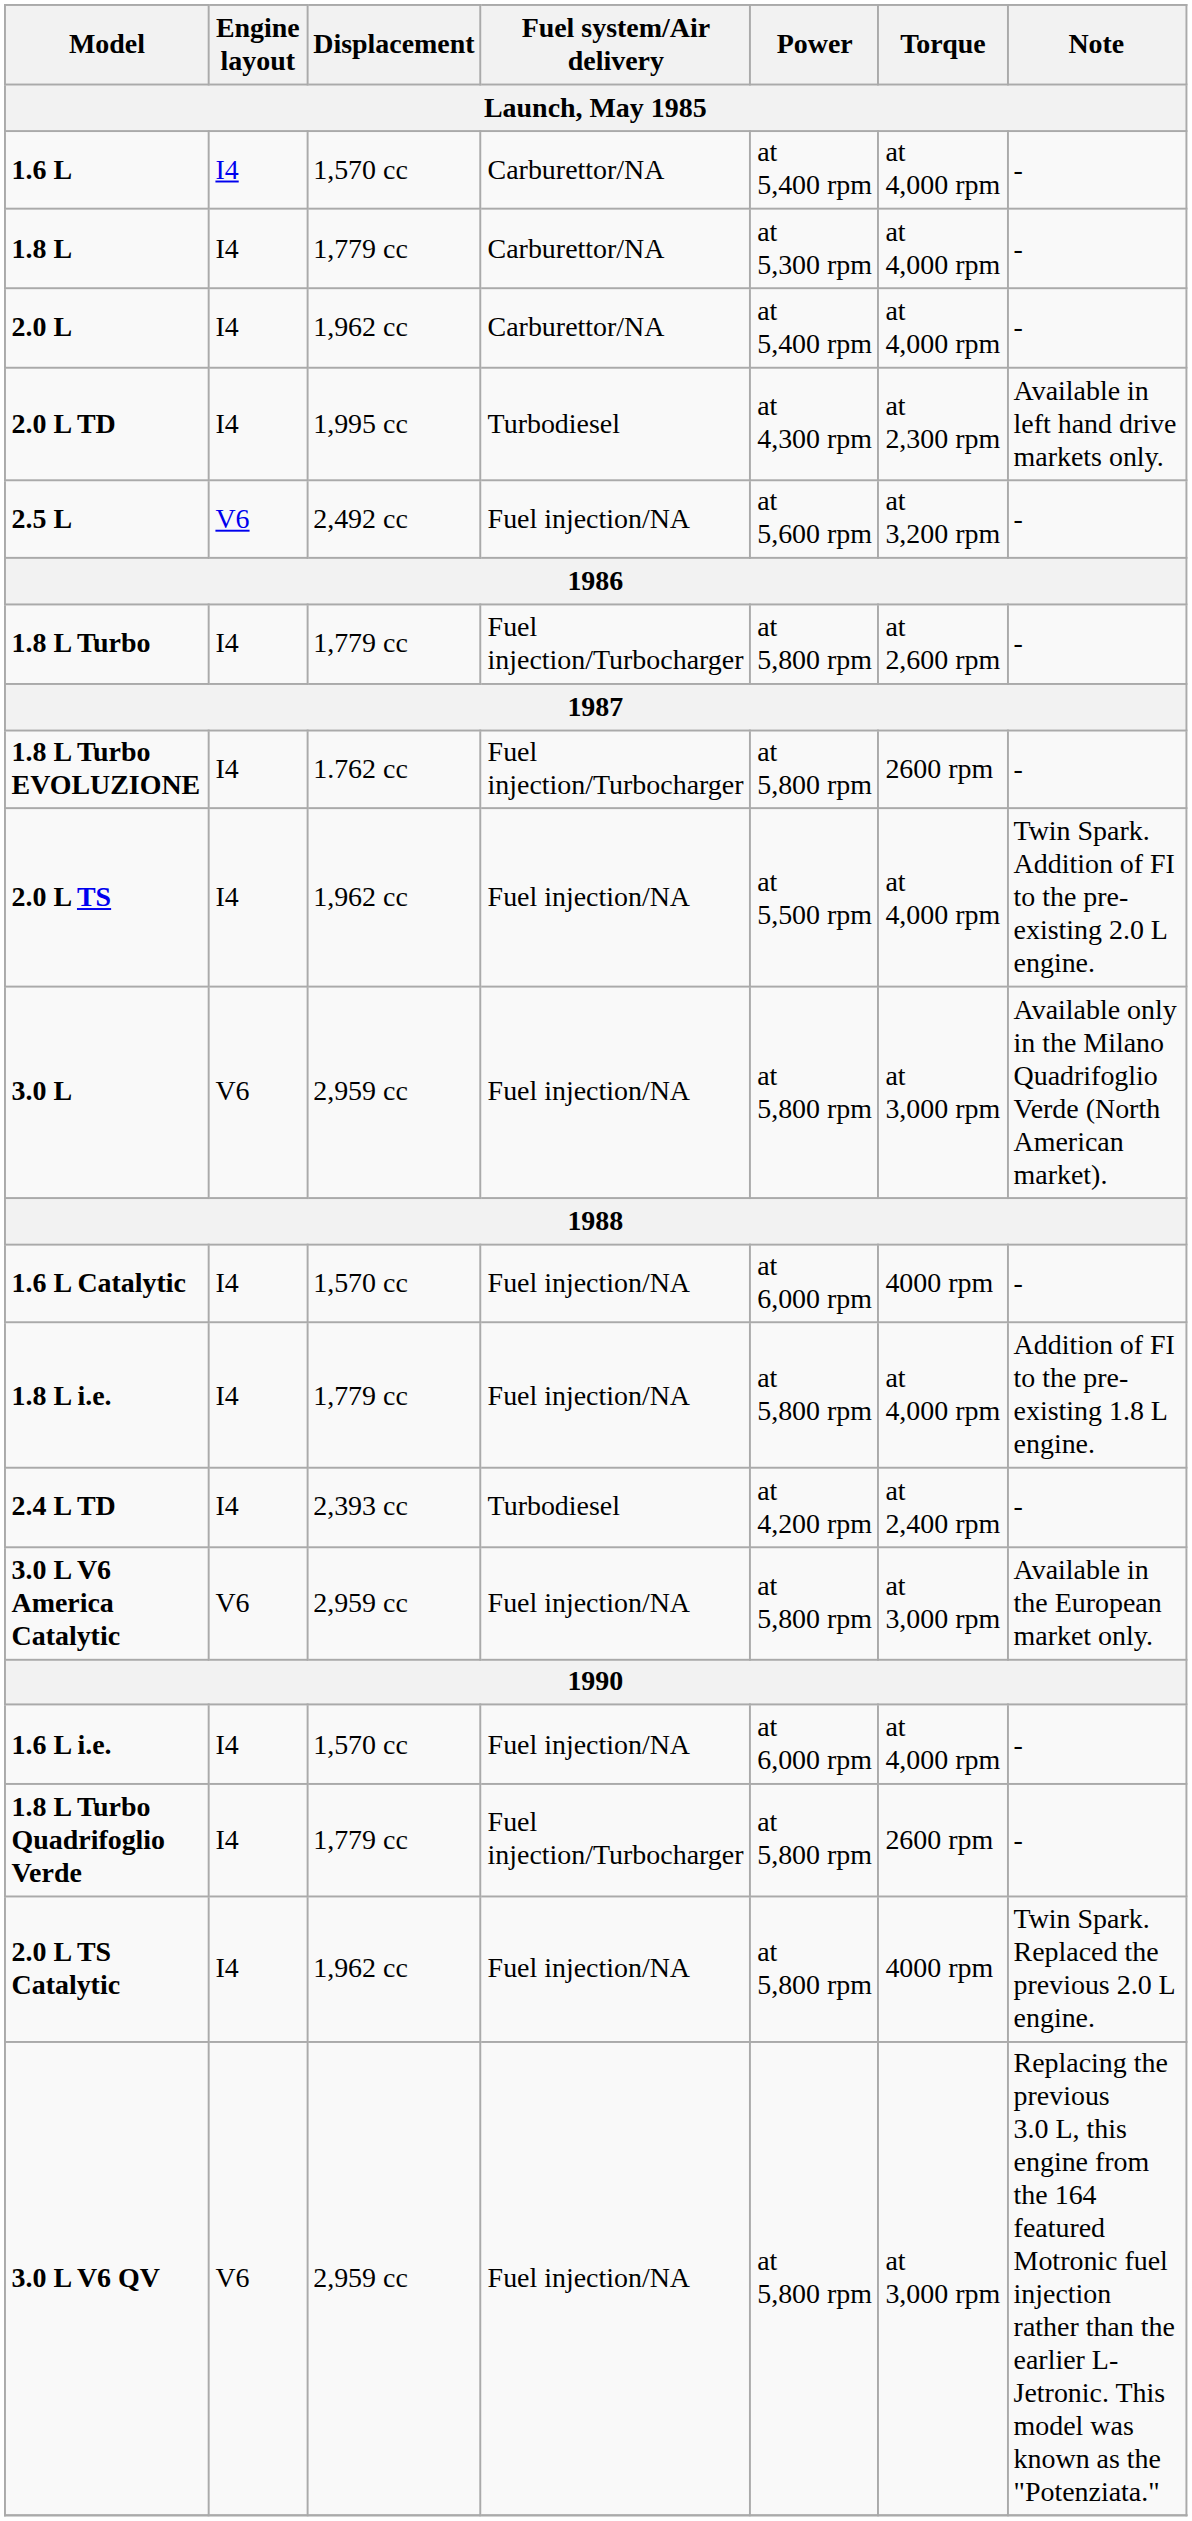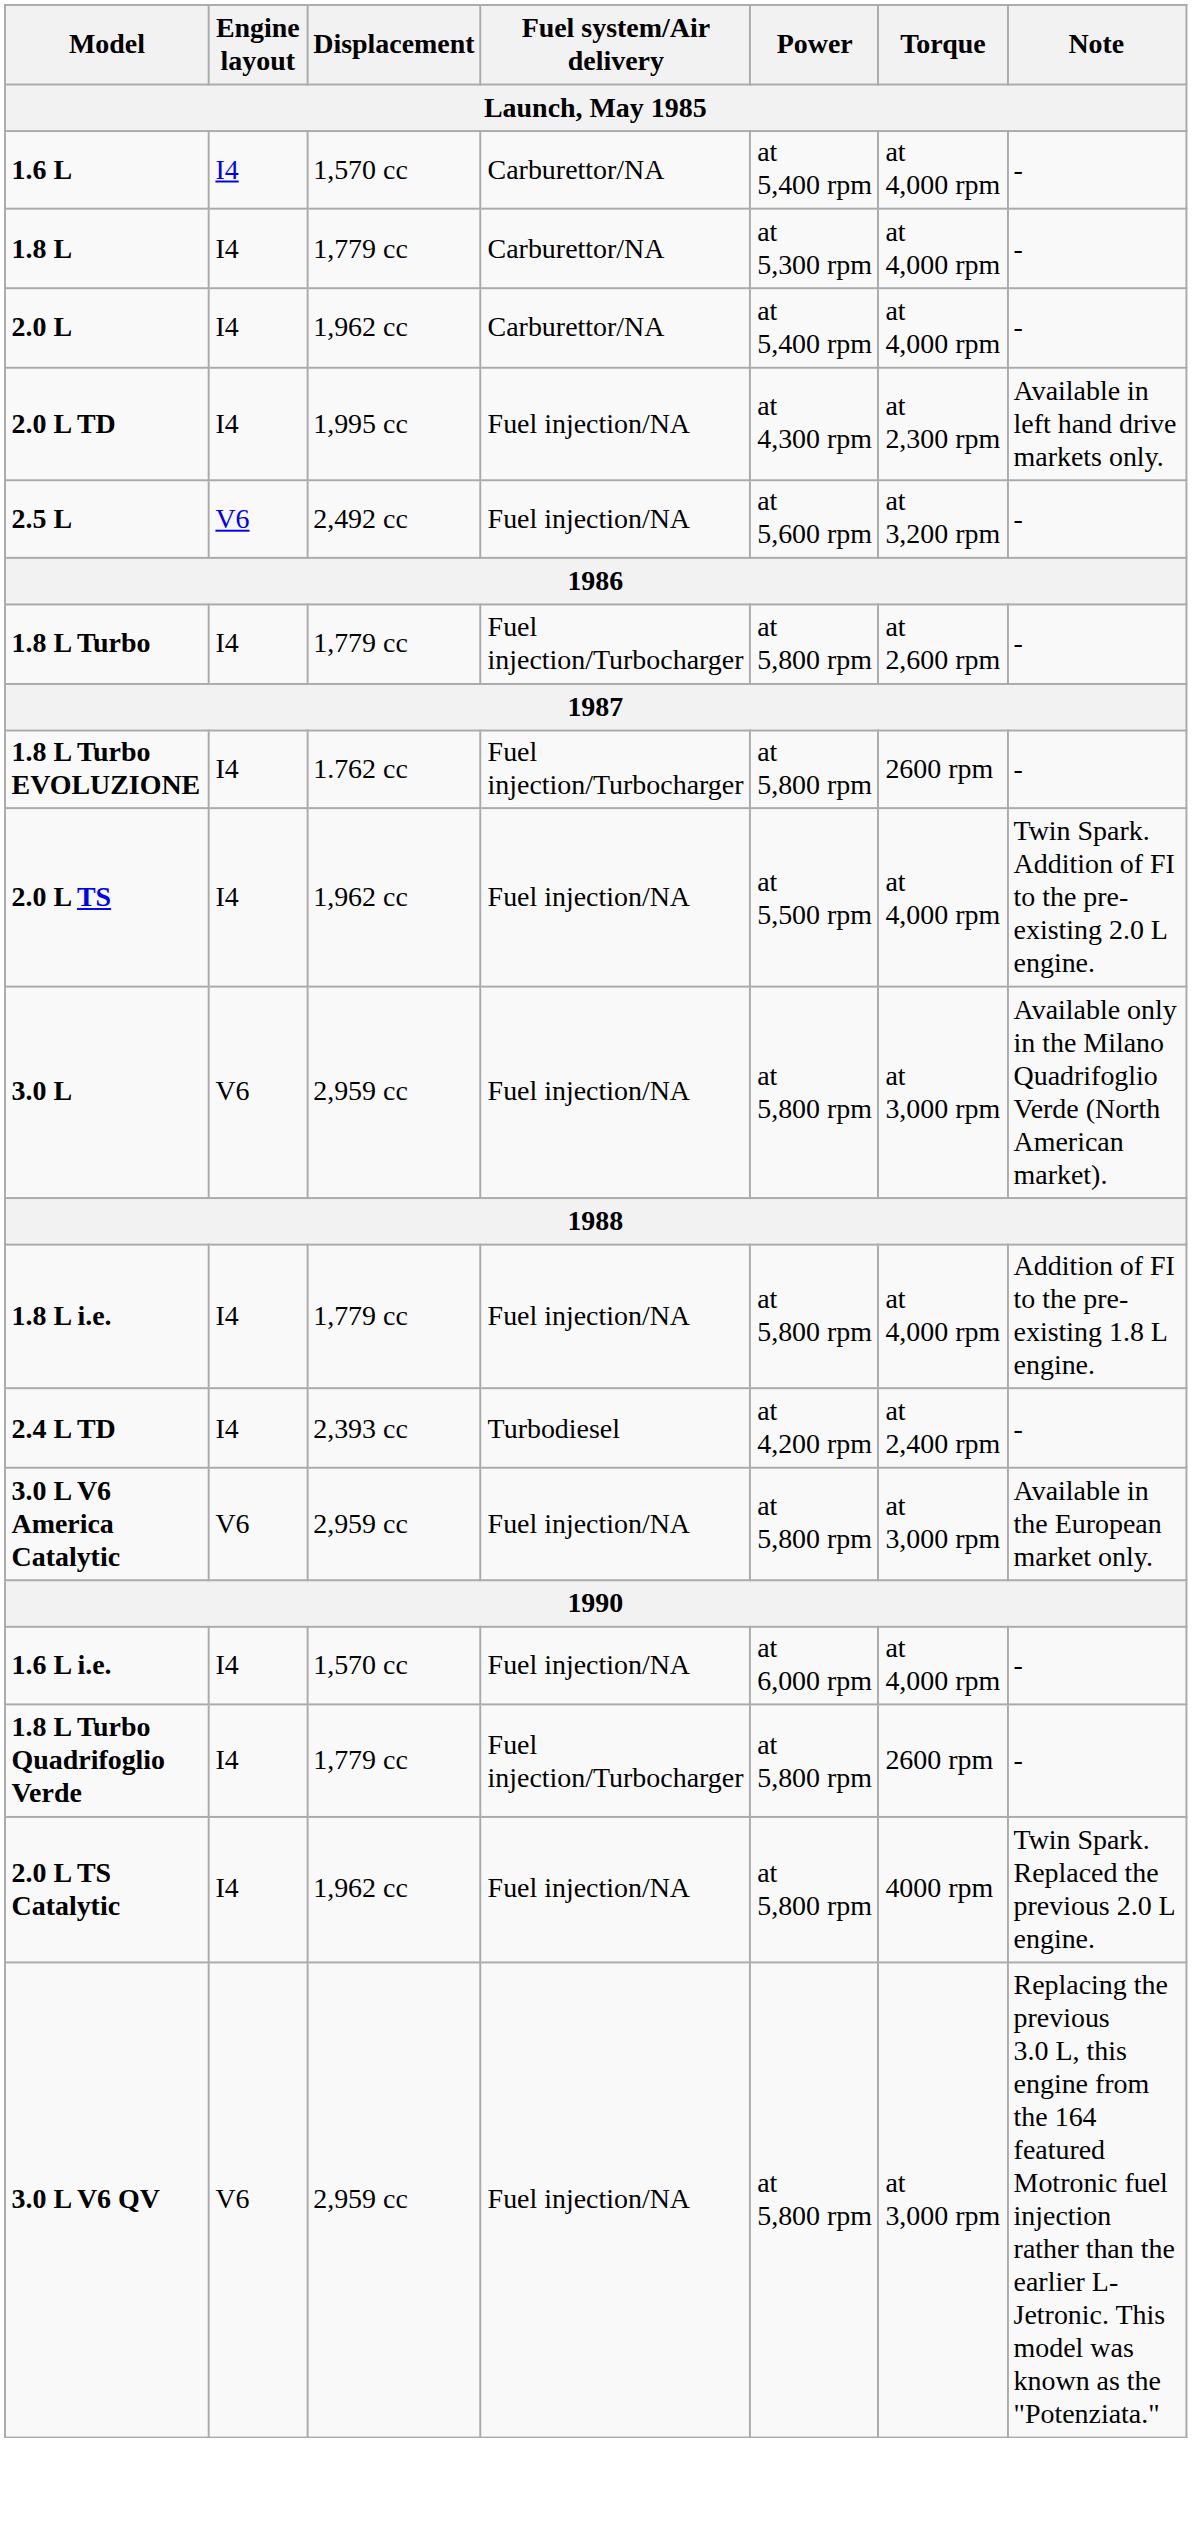(554, 423) Turbodiesel -> (589, 423) Fuel injection/NA
- row: (99, 1283)
